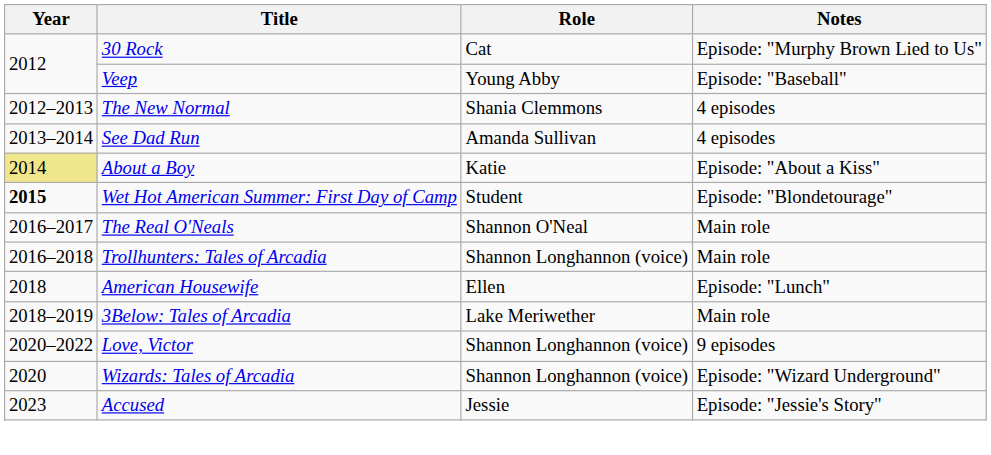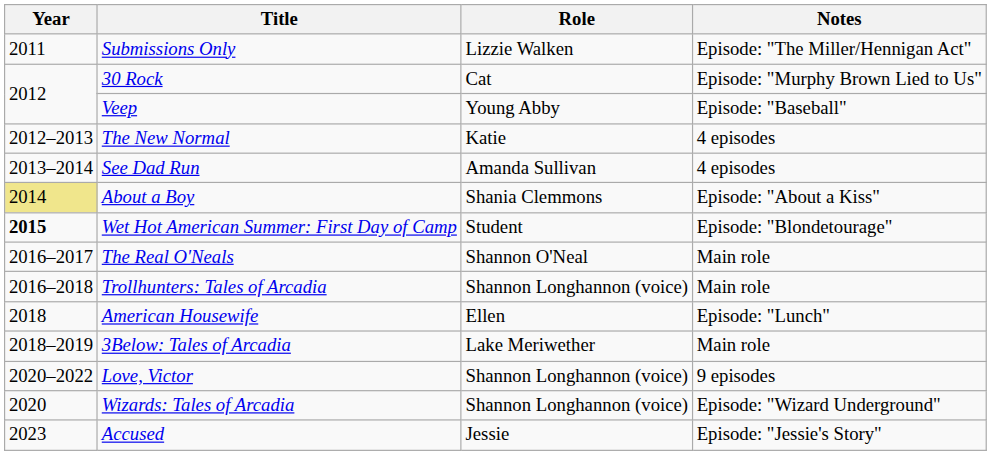+ row: (169, 49)
(534, 108) Shania Clemmons -> (486, 138) Katie
(486, 167) Katie -> (534, 197) Shania Clemmons
